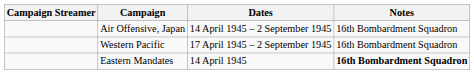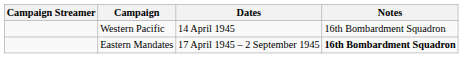- row: (143, 28)
(261, 45) 17 April 1945 – 2 September 1945 -> (206, 28) 14 April 1945
(218, 61) 14 April 1945 -> (249, 45) 17 April 1945 – 2 September 1945
